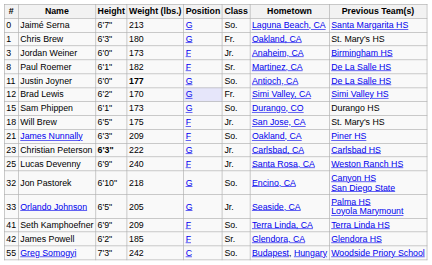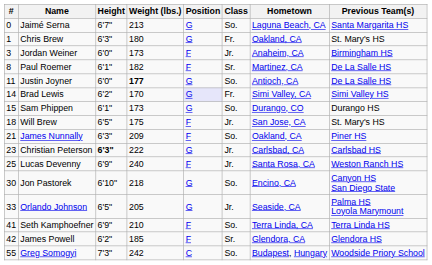(11, 95) 12 -> (11, 95) 14
(11, 183) 32 -> (11, 183) 30
(136, 225) 209 -> (136, 225) 210
